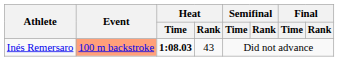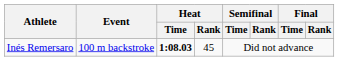(116, 47) lightsalmon background -> (116, 47) no background
(209, 47) 43 -> (209, 47) 45
